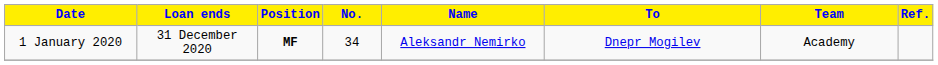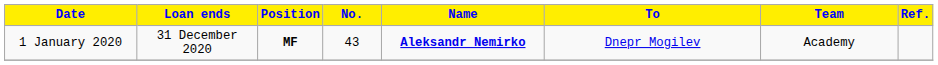(352, 43) 34 -> (352, 43) 43
(463, 43) normal -> (463, 43) bold
